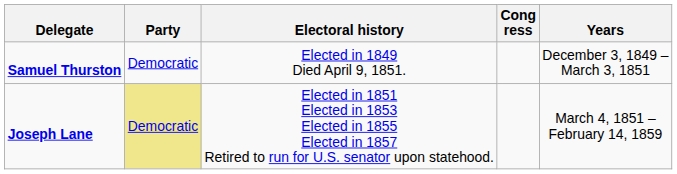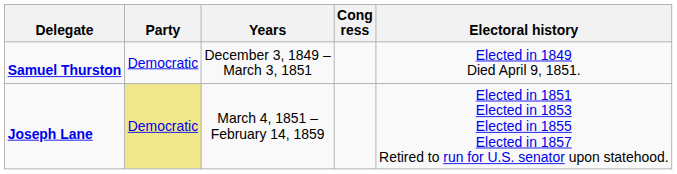columns swapped: (605, 31) <-> (349, 31)
